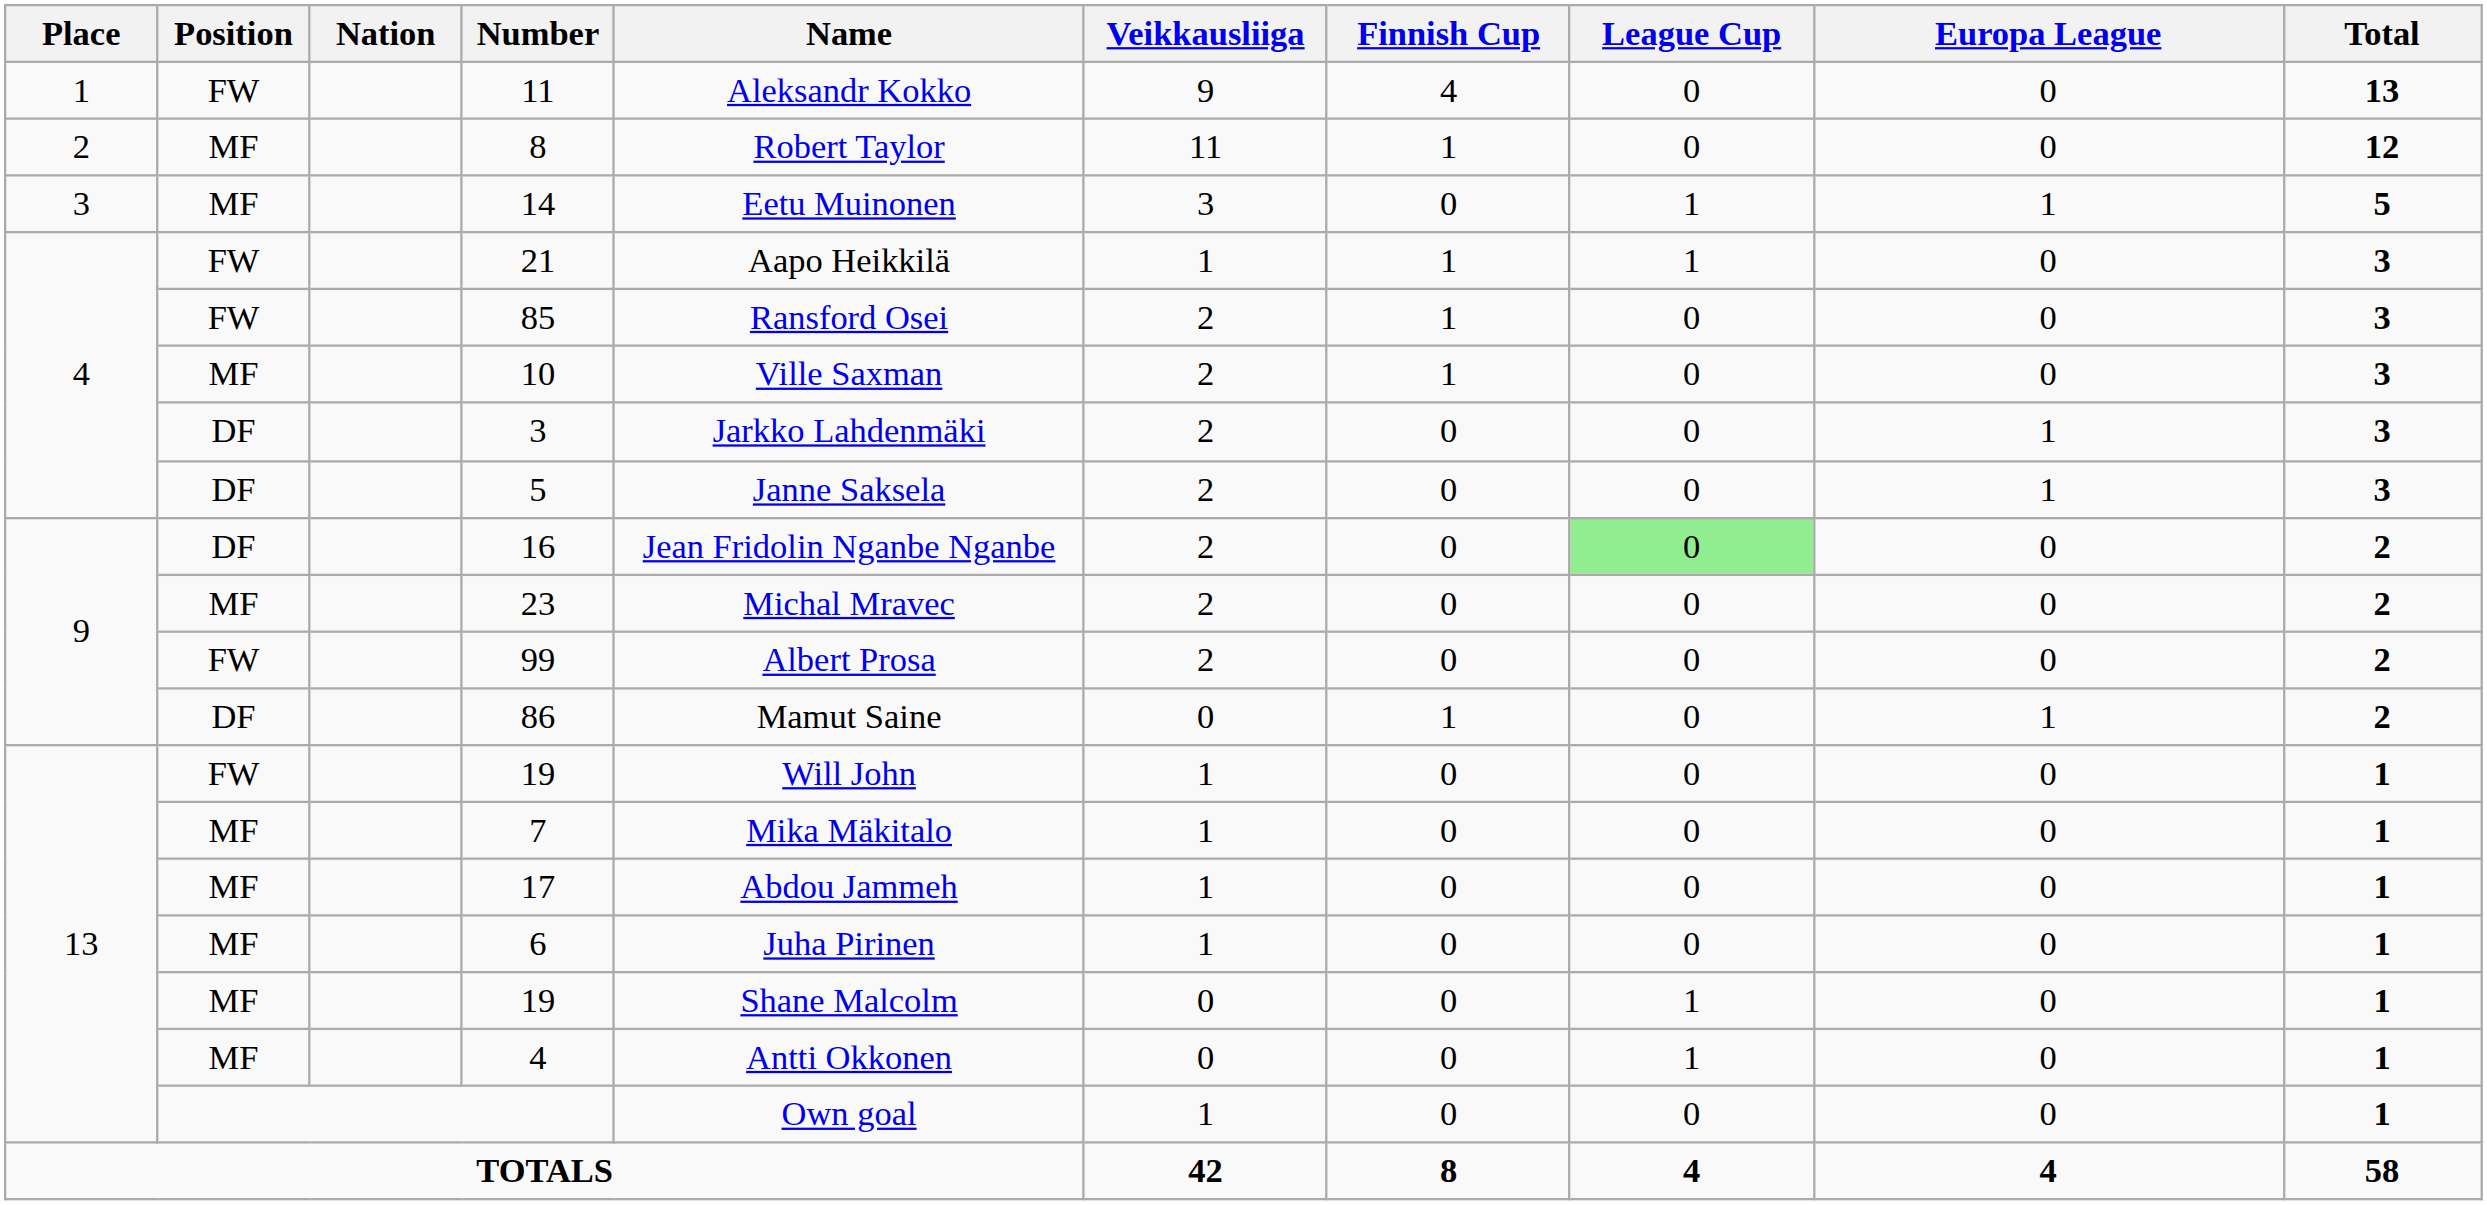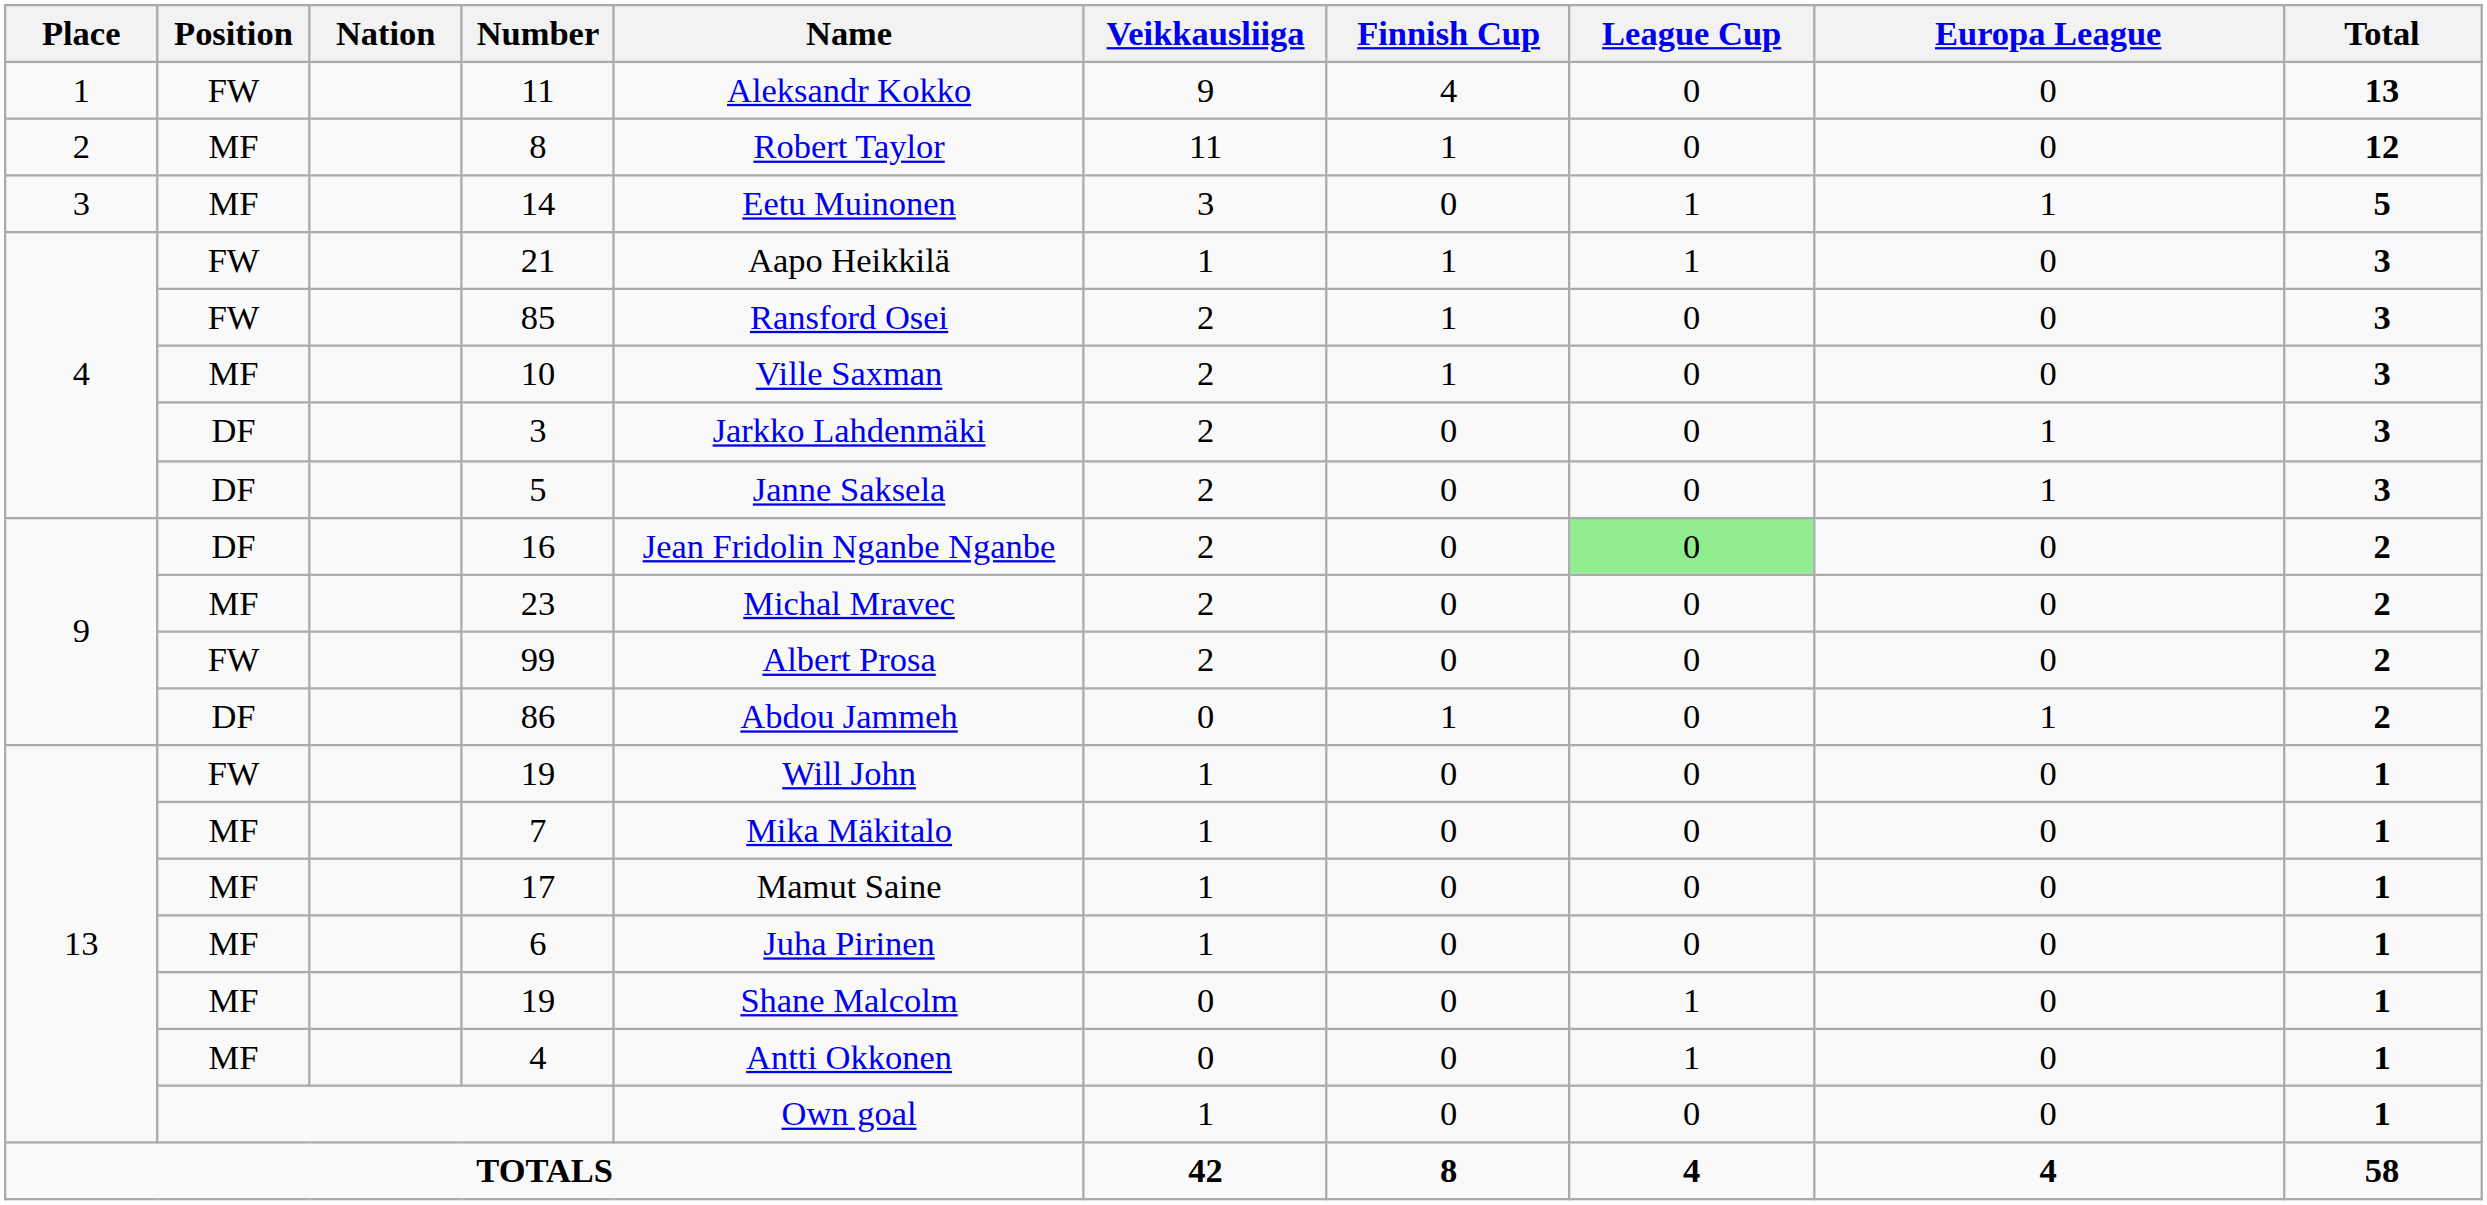(849, 715) Mamut Saine -> (849, 715) Abdou Jammeh
(849, 886) Abdou Jammeh -> (849, 886) Mamut Saine
